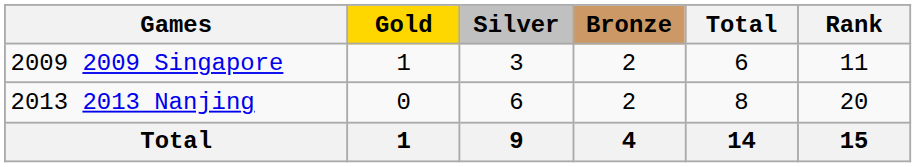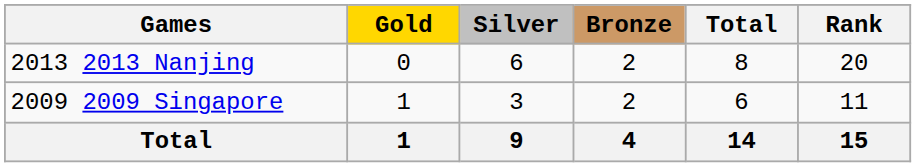rows swapped: (147, 63) <-> (133, 102)
